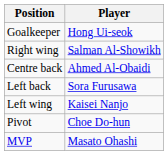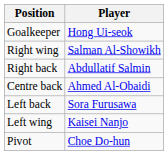+ row: (32, 68)
- row: (20, 141)
